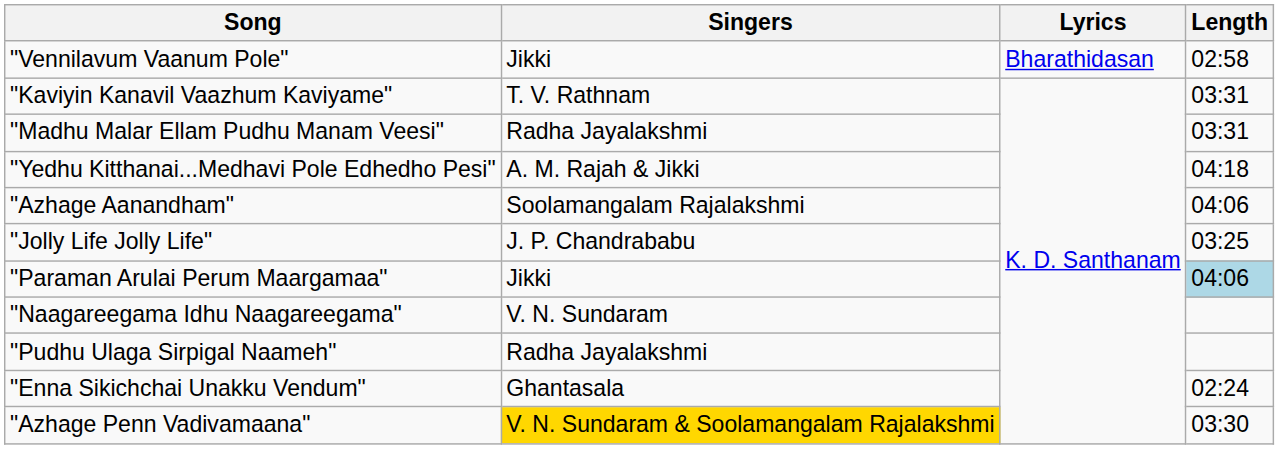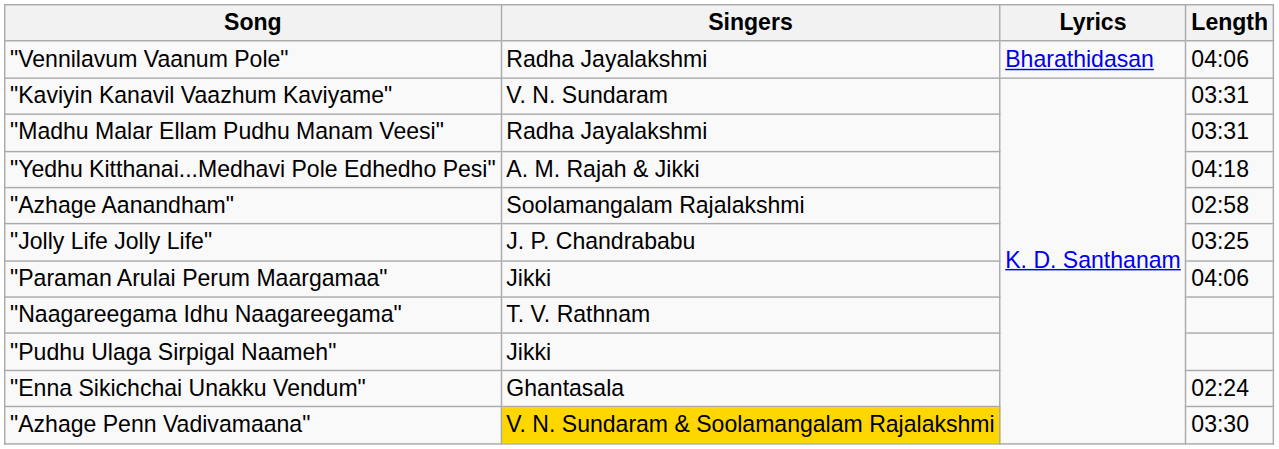(529, 59) Jikki -> (607, 59) Radha Jayalakshmi
(1220, 59) 02:58 -> (1220, 59) 04:06
(578, 95) T. V. Rathnam -> (587, 95) V. N. Sundaram
(1220, 205) 04:06 -> (1220, 205) 02:58
(1220, 278) lightblue background -> (1220, 278) no background
(587, 315) V. N. Sundaram -> (578, 315) T. V. Rathnam
(607, 351) Radha Jayalakshmi -> (529, 351) Jikki
